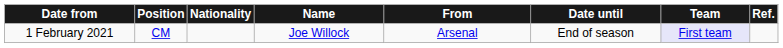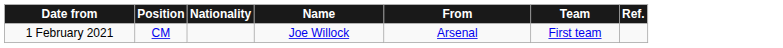- column: (596, 14)
(705, 33) lavender background -> (575, 33) no background
